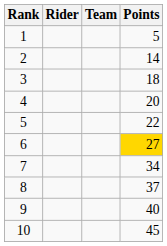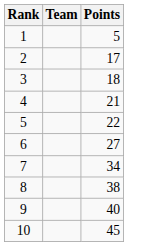- column: (62, 15)
(153, 58) 14 -> (113, 58) 17
(153, 101) 20 -> (113, 101) 21
(153, 144) gold background -> (113, 144) no background
(153, 187) 37 -> (113, 187) 38
